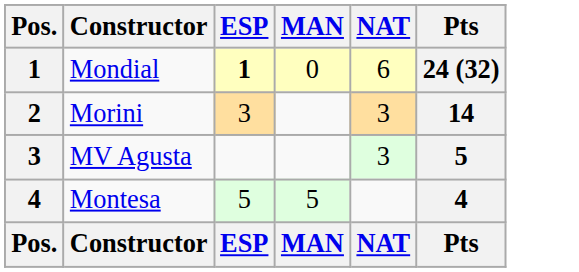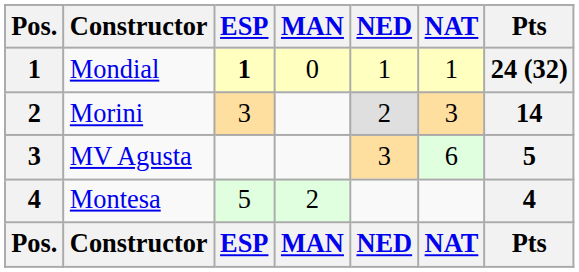+ column: (384, 25)
(383, 69) 6 -> (451, 69) 1
(383, 156) 3 -> (451, 156) 6
(312, 199) 5 -> (312, 199) 2
